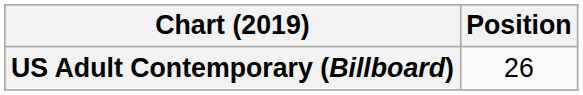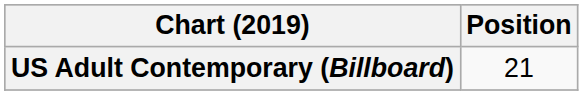(519, 68) 26 -> (519, 68) 21
